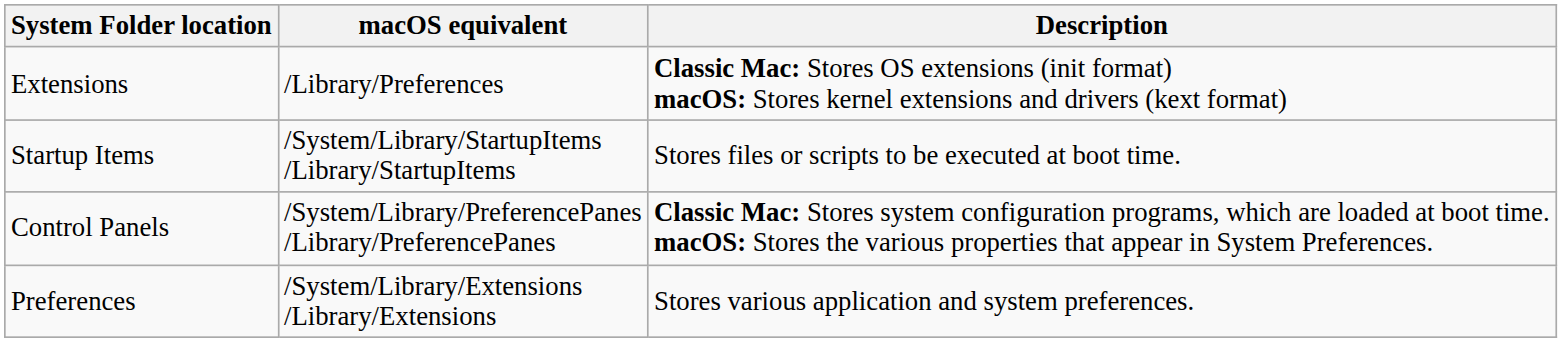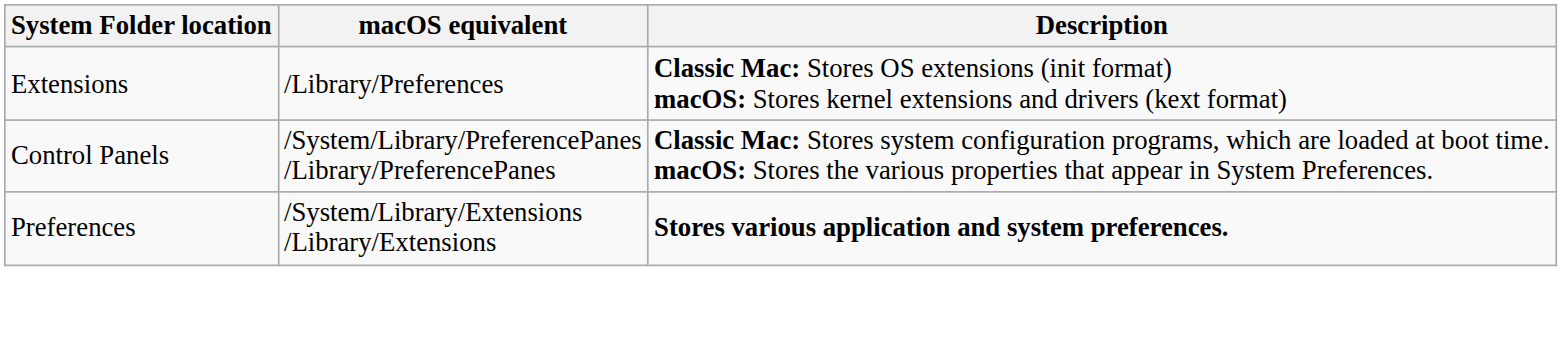- row: (83, 155)
(924, 300) normal -> (941, 227) bold
